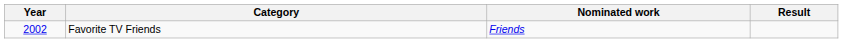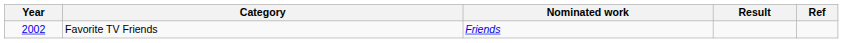+ column: (817, 12)
